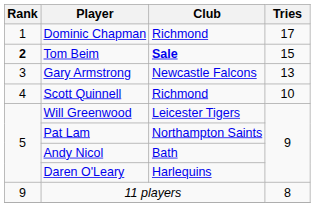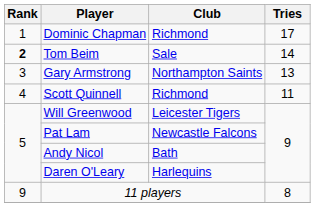(165, 53) bold -> (164, 53) normal
(287, 53) 15 -> (287, 53) 14
(204, 73) Newcastle Falcons -> (207, 73) Northampton Saints
(287, 93) 10 -> (287, 93) 11
(207, 133) Northampton Saints -> (204, 133) Newcastle Falcons
